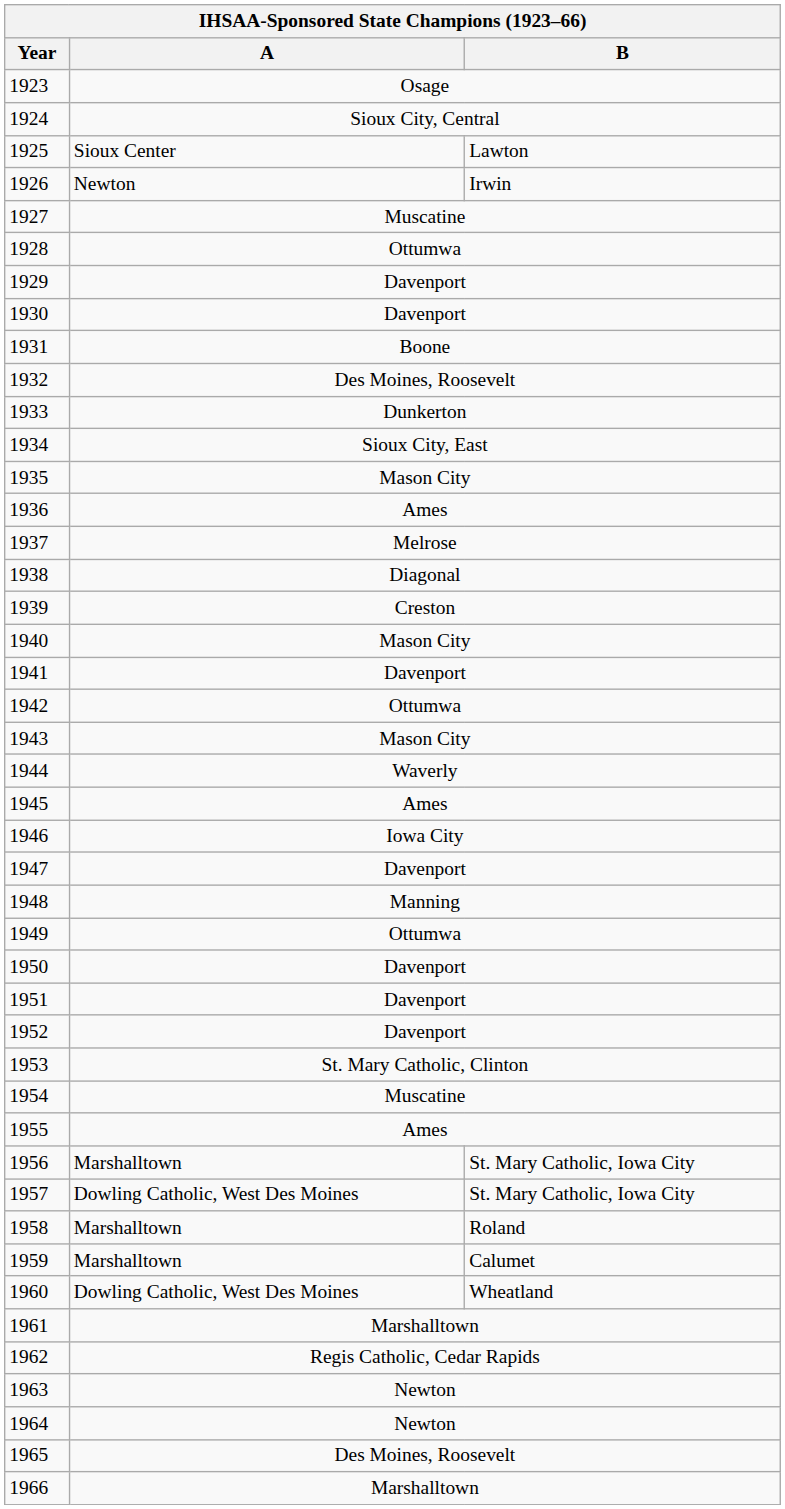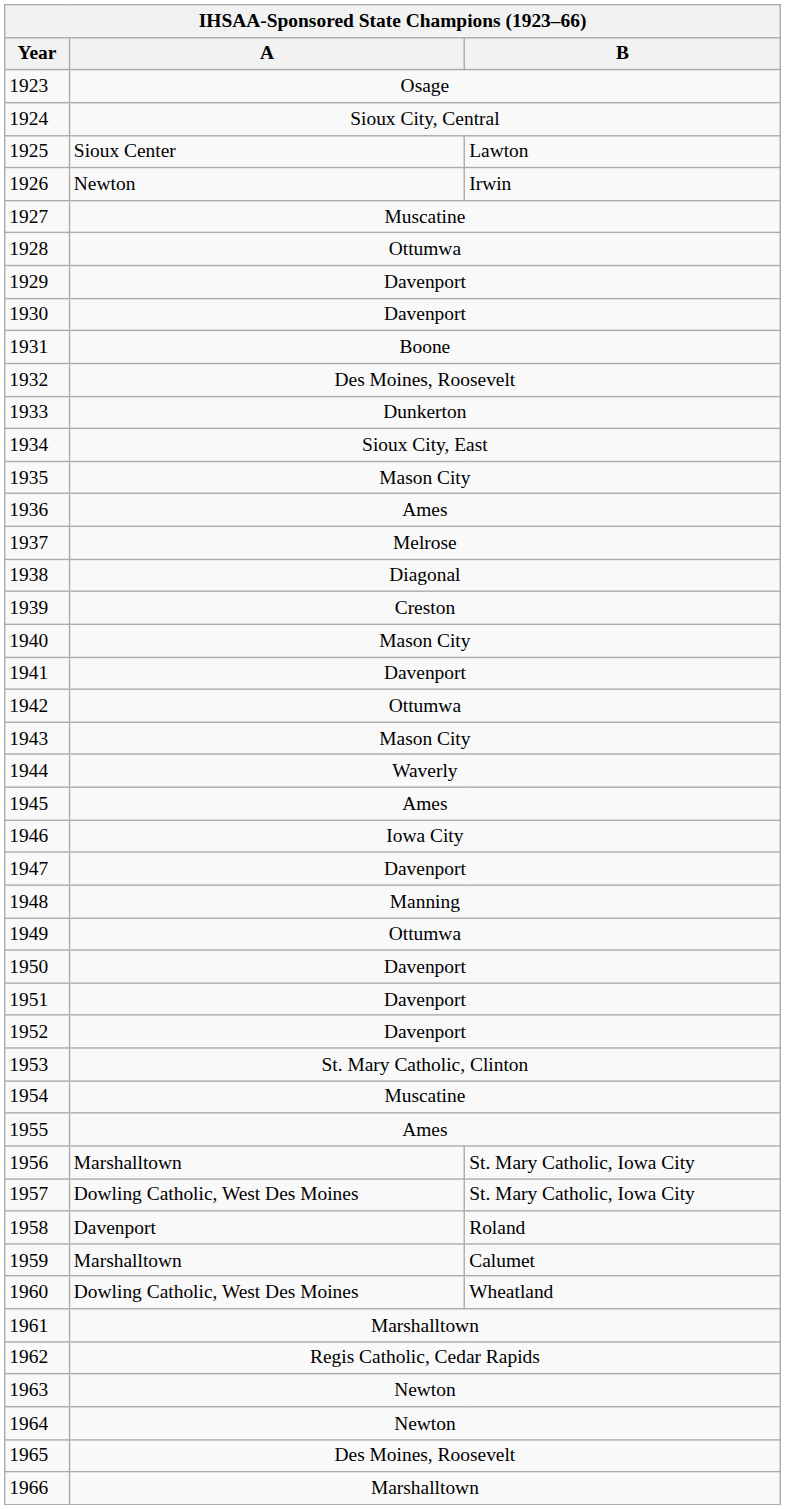(128, 1227) Marshalltown -> (115, 1227) Davenport
